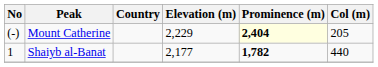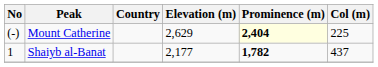(179, 33) 2,229 -> (179, 33) 2,629
(340, 33) 205 -> (340, 33) 225
(340, 52) 440 -> (340, 52) 437
